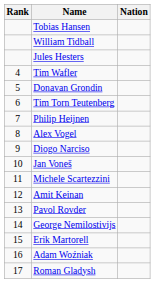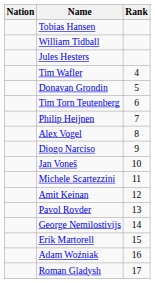columns swapped: (18, 12) <-> (134, 12)
